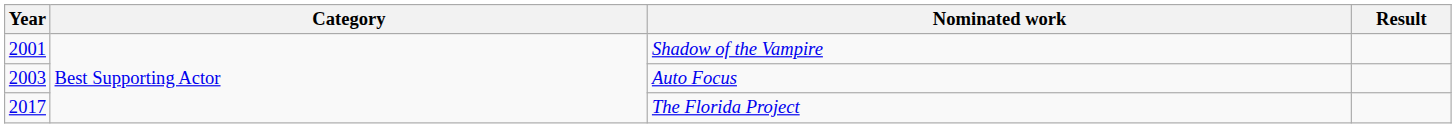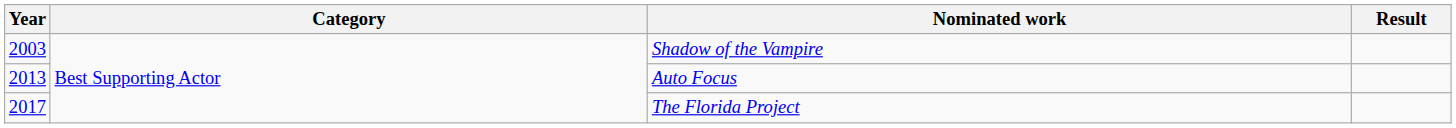(27, 48) 2001 -> (27, 48) 2003
(27, 78) 2003 -> (27, 78) 2013
